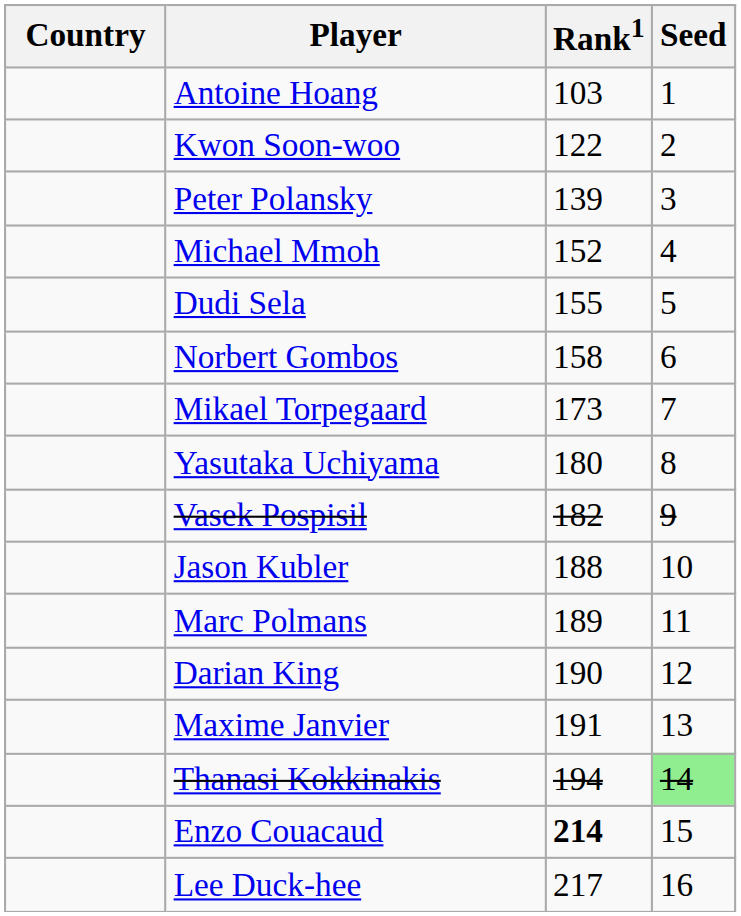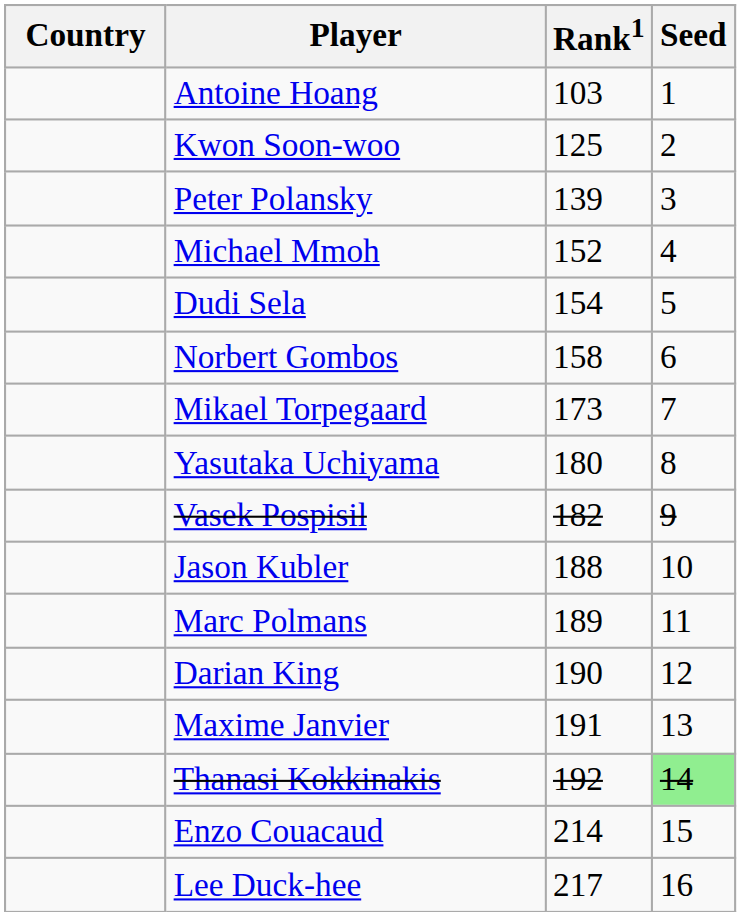(578, 145) 122 -> (578, 145) 125
(578, 303) 155 -> (578, 303) 154
(578, 778) 194 -> (578, 778) 192
(578, 831) bold -> (578, 831) normal
